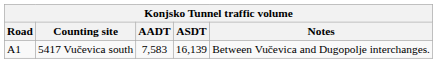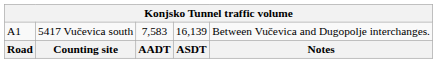rows swapped: (20, 31) <-> (14, 49)
